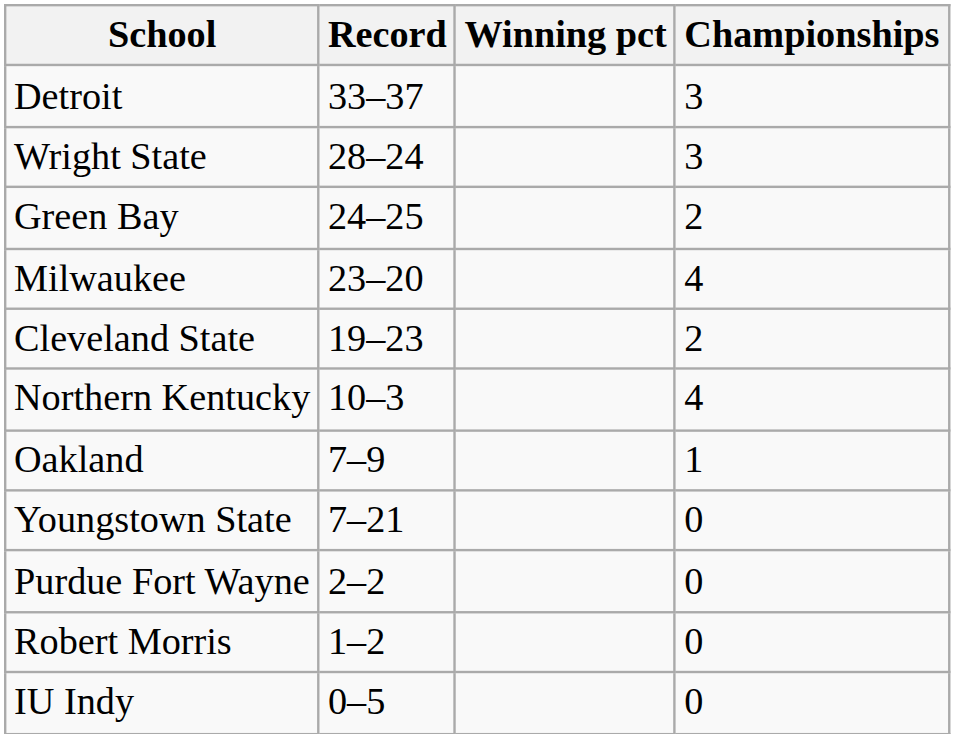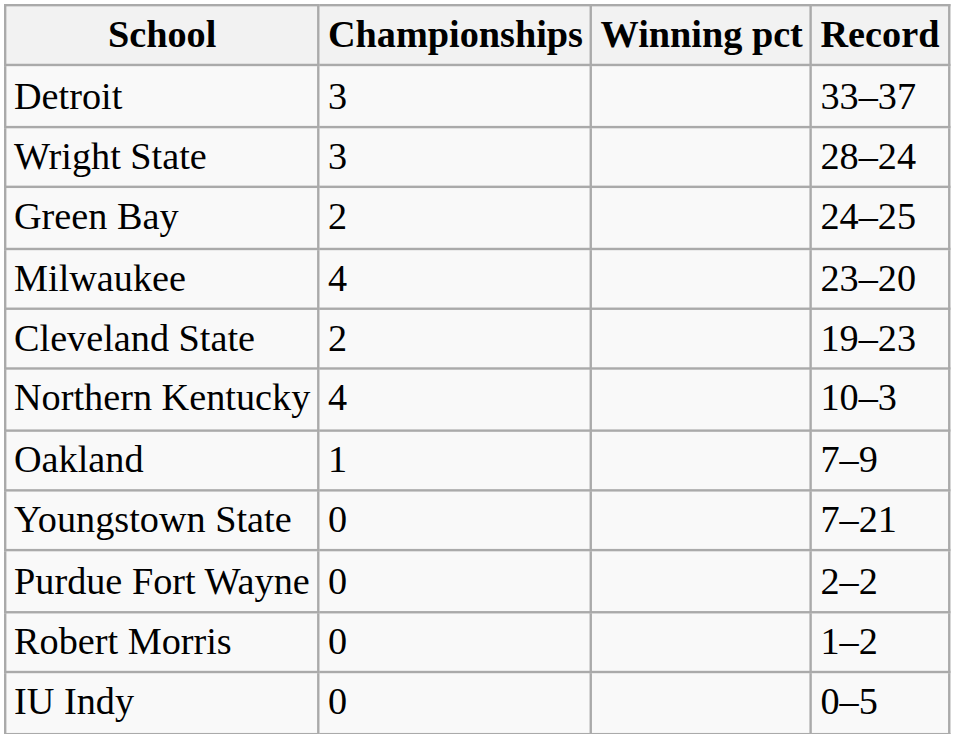columns swapped: (387, 34) <-> (812, 34)
